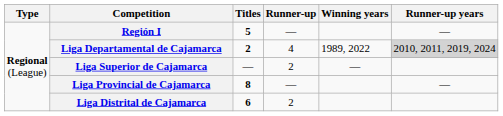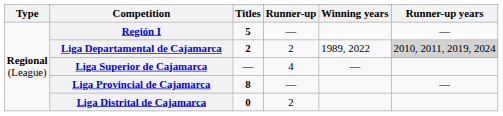(291, 49) 4 -> (291, 49) 2
(291, 66) 2 -> (291, 66) 4
(248, 102) 6 -> (248, 102) 0
